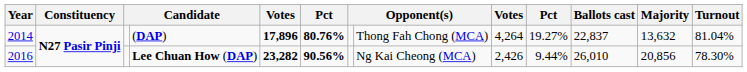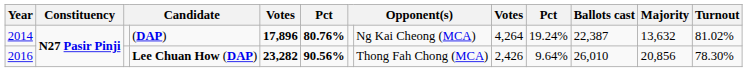(422, 35) Thong Fah Chong (MCA) -> (416, 35) Ng Kai Cheong (MCA)
(548, 35) 19.27% -> (548, 35) 19.24%
(591, 35) 22,837 -> (591, 35) 22,387
(714, 35) 81.04% -> (714, 35) 81.02%
(416, 56) Ng Kai Cheong (MCA) -> (422, 56) Thong Fah Chong (MCA)
(552, 56) 9.44% -> (552, 56) 9.64%
